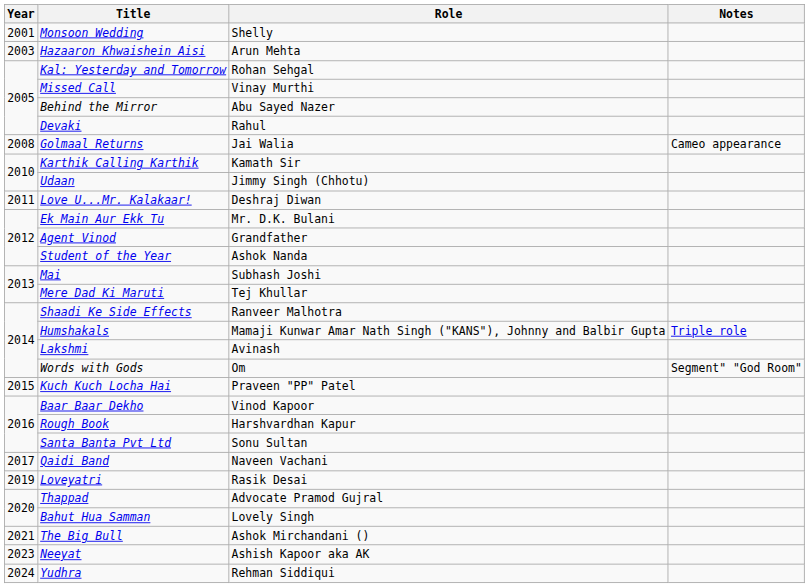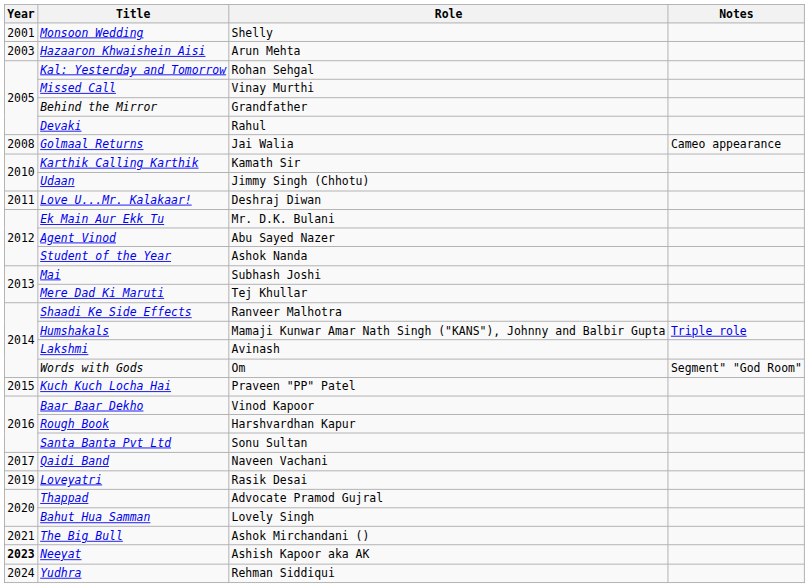(283, 107) Abu Sayed Nazer -> (269, 107) Grandfather
(269, 238) Grandfather -> (283, 238) Abu Sayed Nazer
(21, 554) normal -> (21, 554) bold
